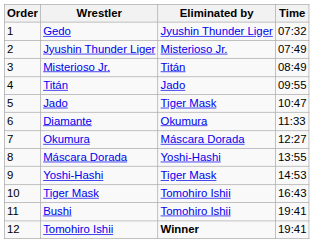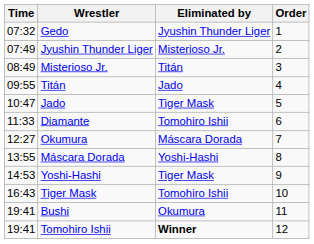columns swapped: (22, 13) <-> (292, 13)
(184, 121) Okumura -> (193, 121) Tomohiro Ishii
(196, 211) Tomohiro Ishii -> (181, 211) Okumura
